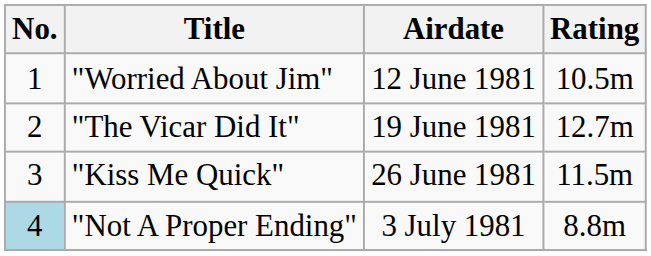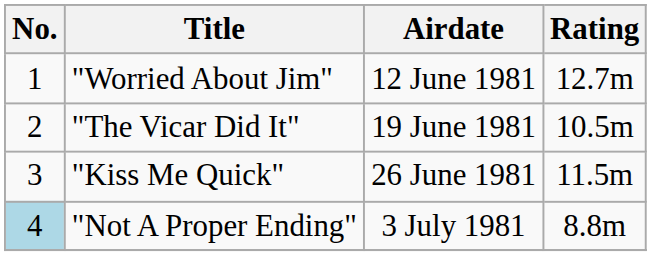(595, 77) 10.5m -> (595, 77) 12.7m
(595, 126) 12.7m -> (595, 126) 10.5m
